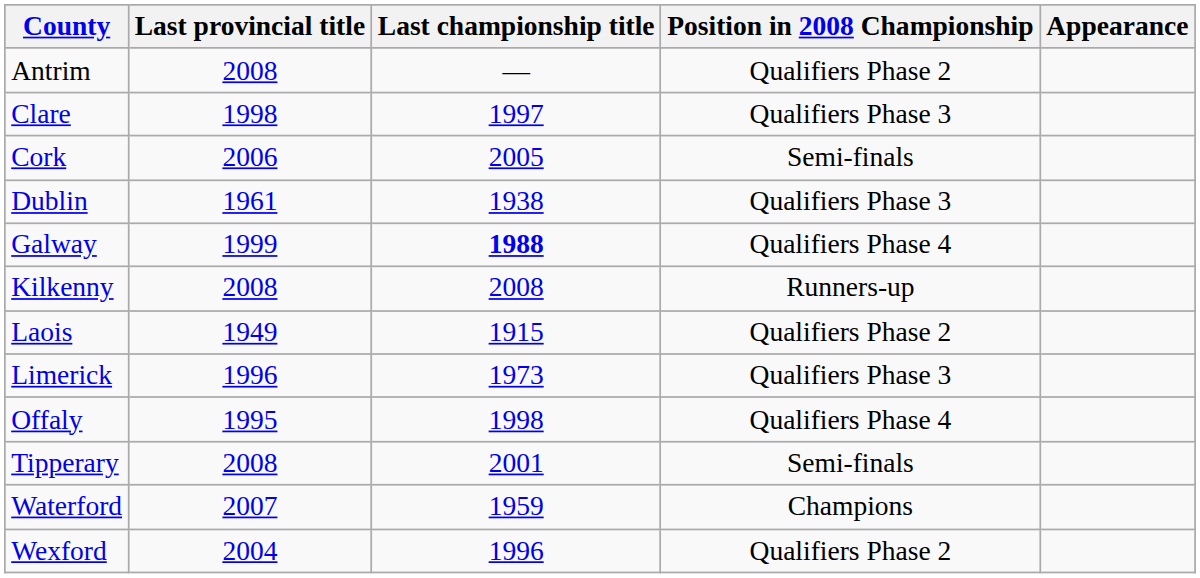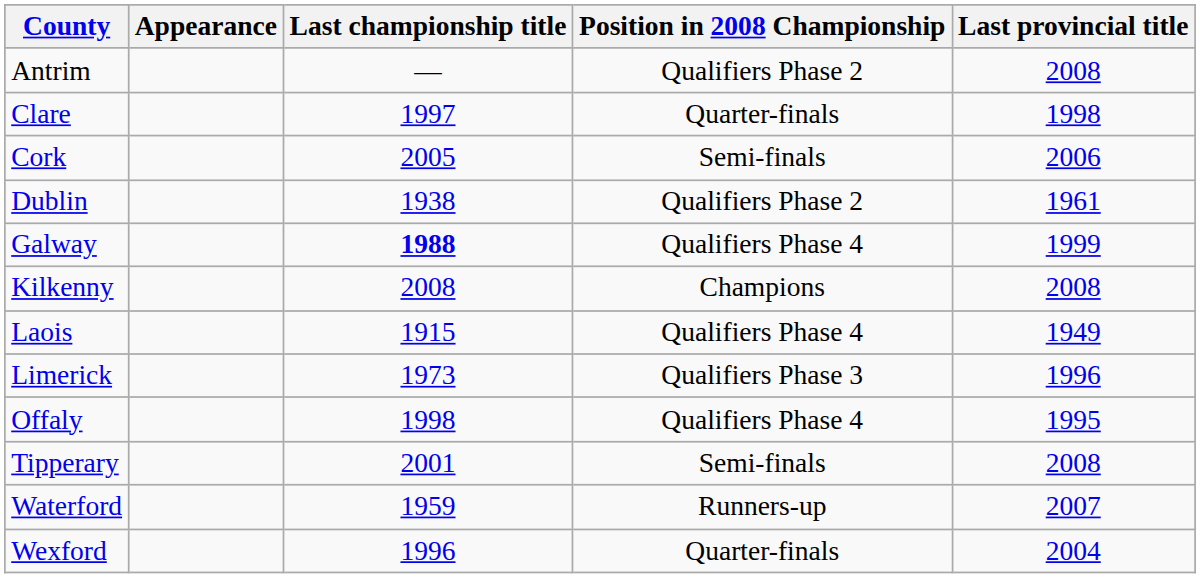columns swapped: (250, 26) <-> (1117, 26)
(850, 113) Qualifiers Phase 3 -> (762, 113) Quarter-finals
(850, 200) Qualifiers Phase 3 -> (762, 200) Qualifiers Phase 2
(850, 288) Runners-up -> (762, 288) Champions
(850, 331) Qualifiers Phase 2 -> (762, 331) Qualifiers Phase 4
(850, 506) Champions -> (762, 506) Runners-up
(850, 550) Qualifiers Phase 2 -> (762, 550) Quarter-finals
